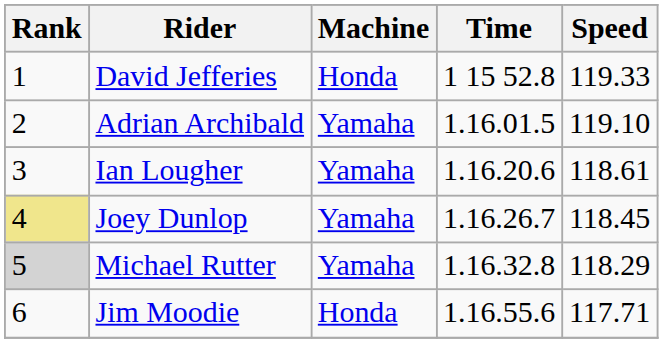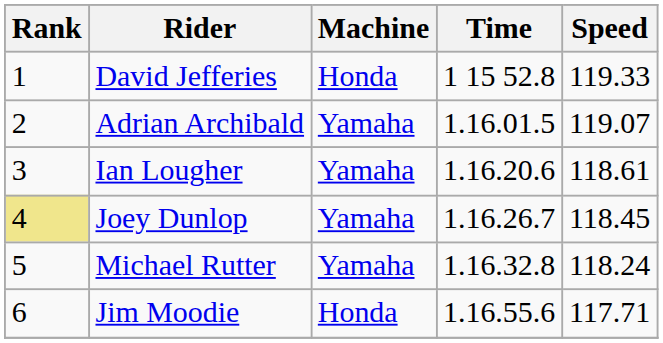(610, 123) 119.10 -> (610, 123) 119.07
(19, 265) lightgrey background -> (19, 265) no background
(610, 265) 118.29 -> (610, 265) 118.24
